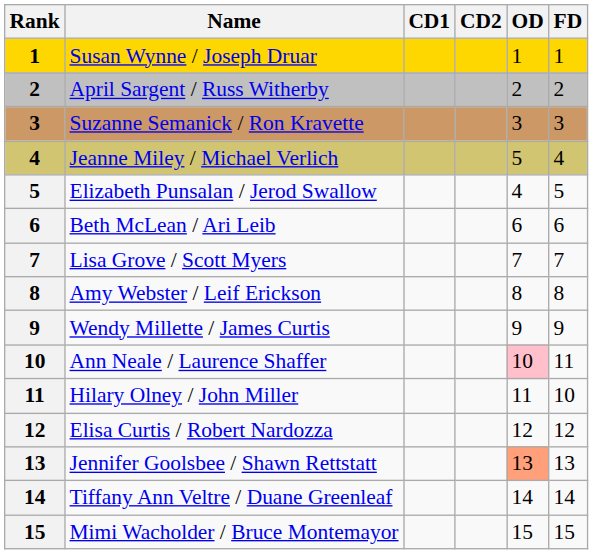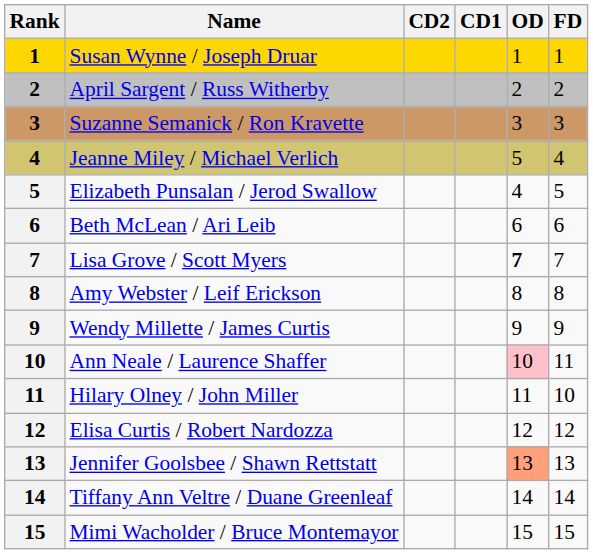columns swapped: (429, 21) <-> (481, 21)
(517, 259) normal -> (517, 259) bold
